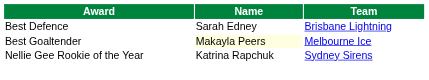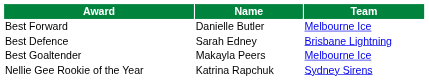+ row: (36, 26)
(231, 41) lightyellow background -> (231, 55) no background
